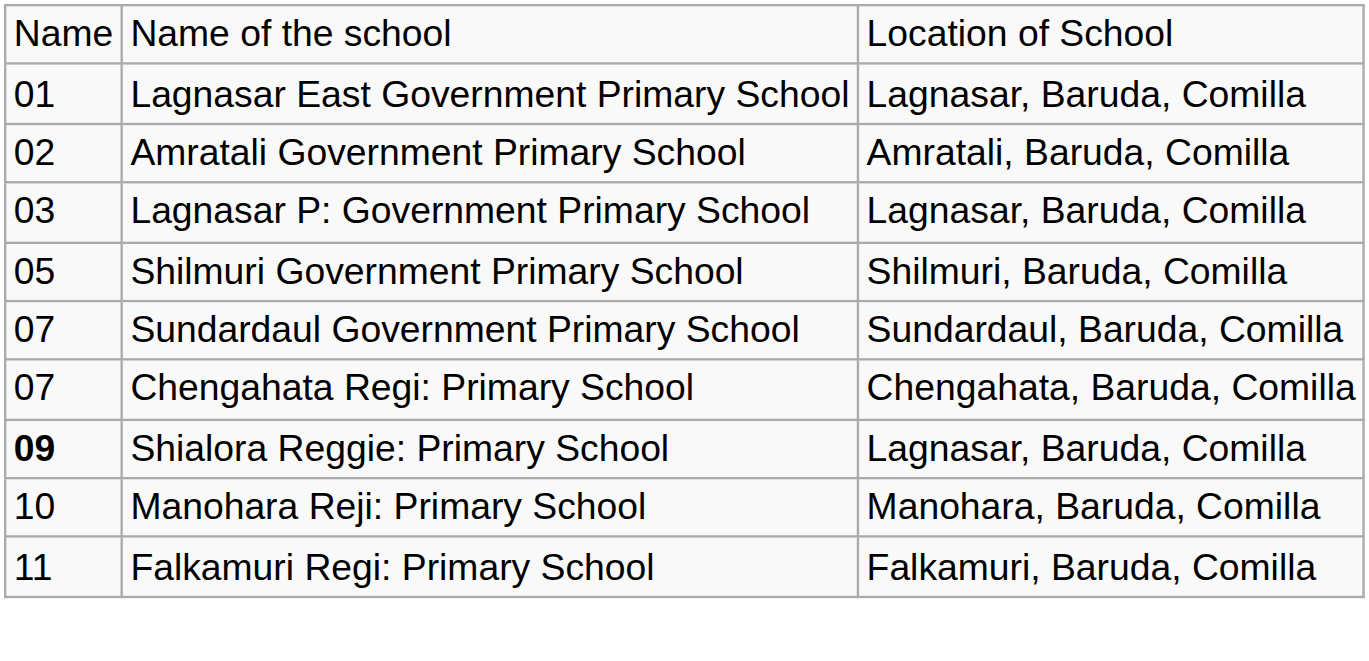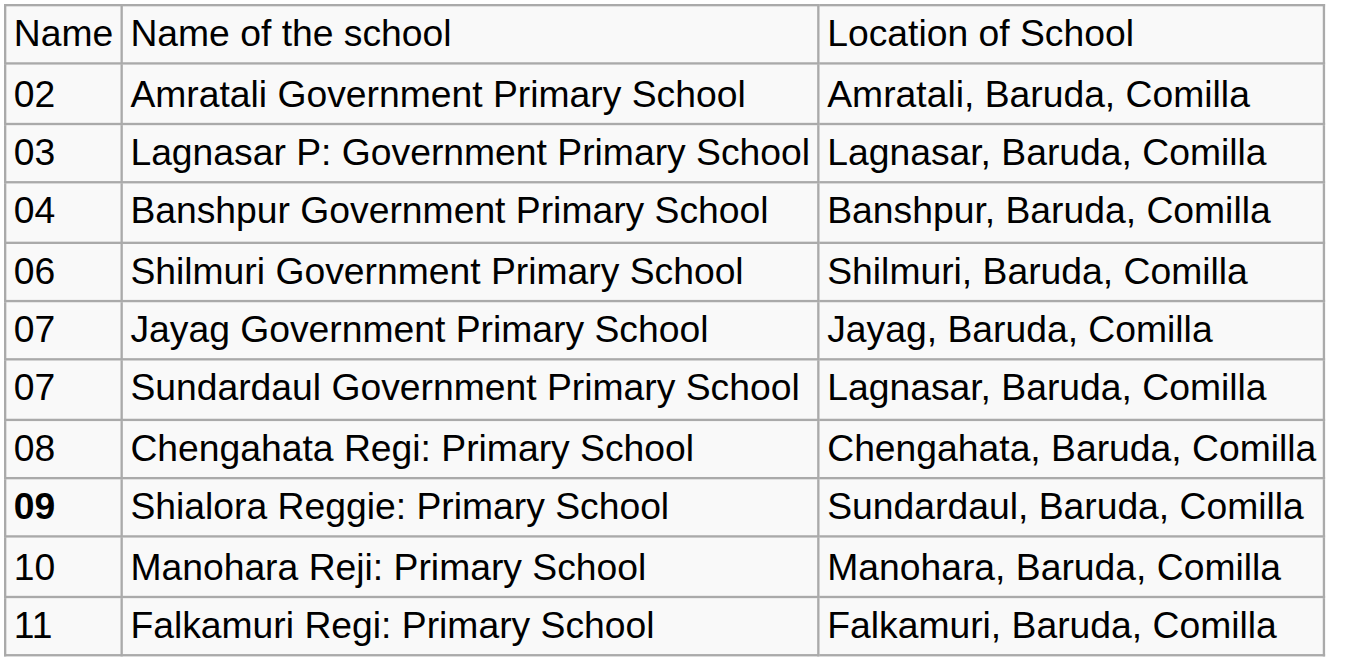- row: (490, 93)
+ row: (450, 211)
(34, 270) 05 -> (34, 270) 06
+ row: (419, 329)
(1105, 329) Sundardaul, Baruda, Comilla -> (1047, 388) Lagnasar, Baruda, Comilla
(34, 388) 07 -> (34, 447) 08
(1086, 447) Lagnasar, Baruda, Comilla -> (1066, 507) Sundardaul, Baruda, Comilla
